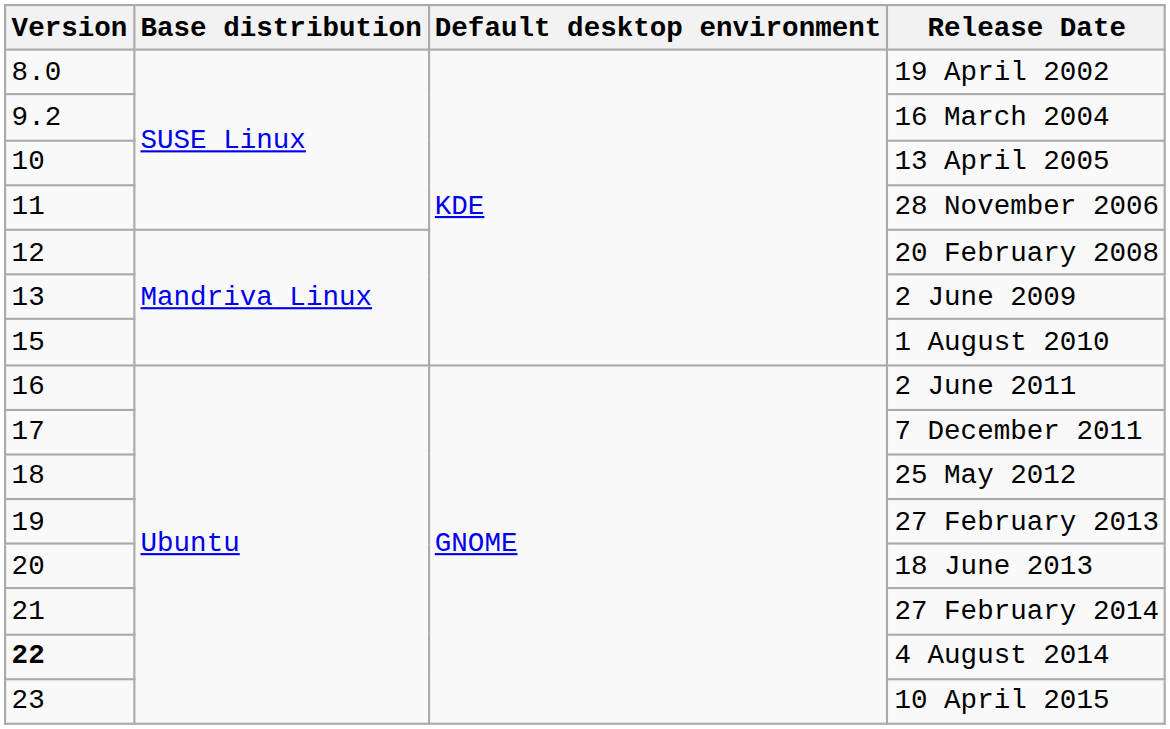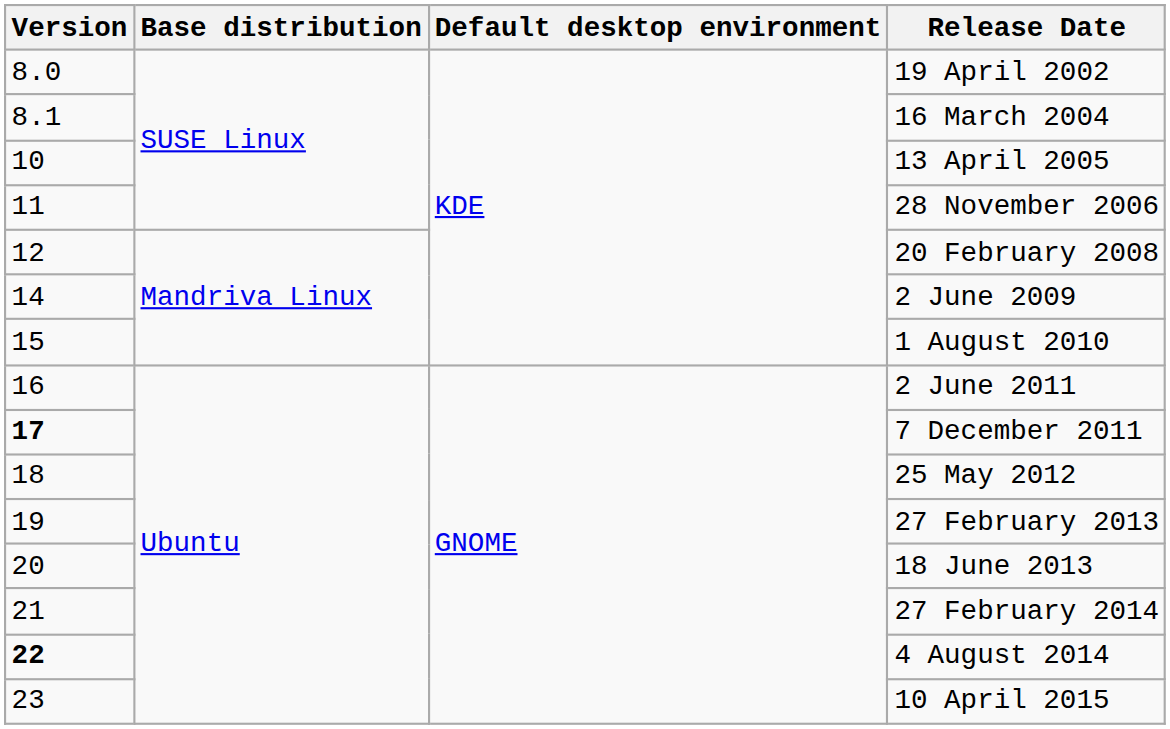(36, 117) 9.2 -> (36, 117) 8.1
(28, 297) 13 -> (28, 297) 14
(28, 432) normal -> (28, 432) bold
